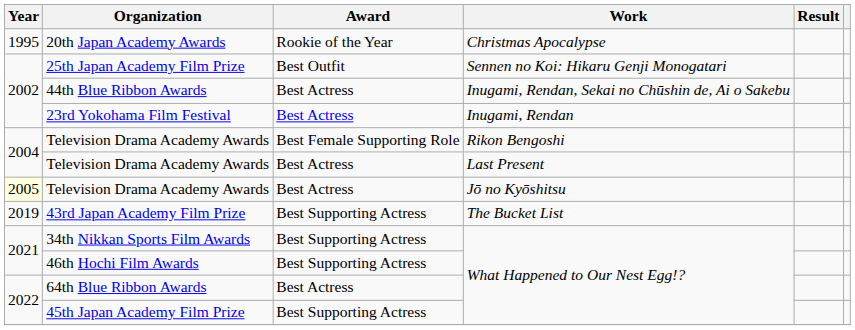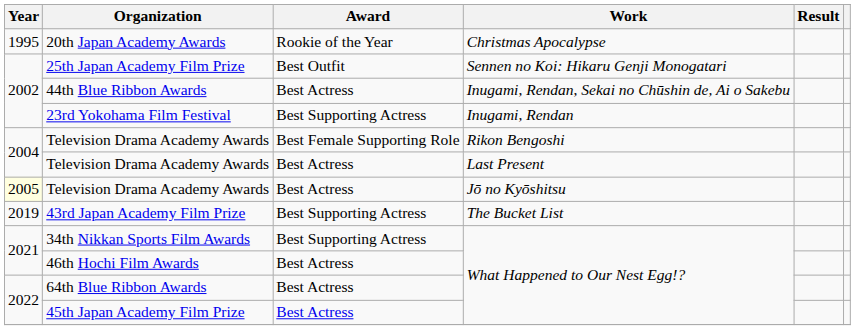(315, 115) Best Actress -> (351, 115) Best Supporting Actress
(351, 262) Best Supporting Actress -> (315, 262) Best Actress
(351, 312) Best Supporting Actress -> (315, 312) Best Actress
